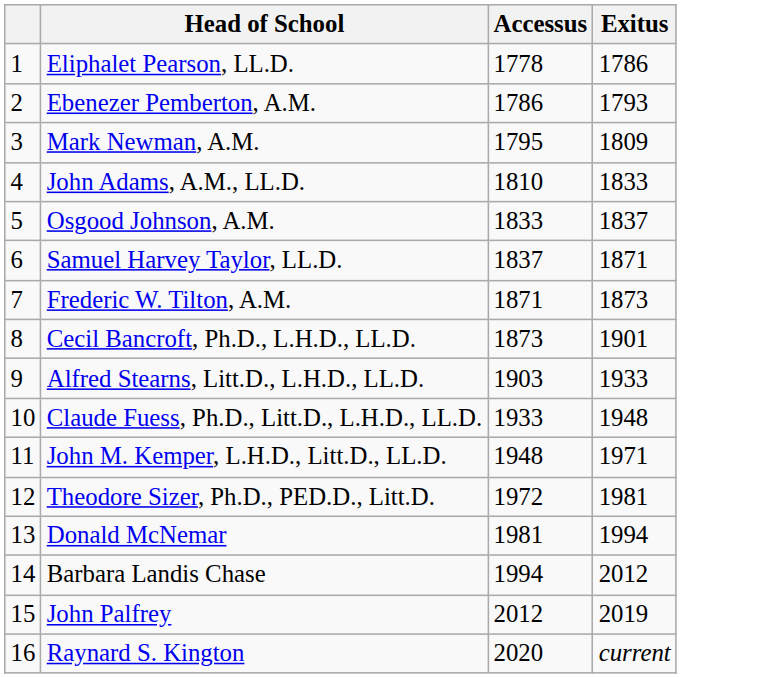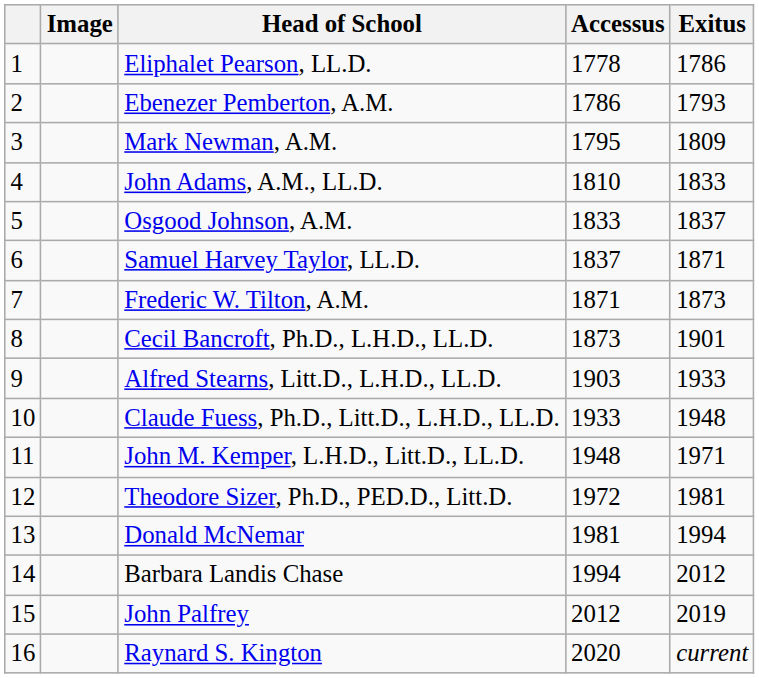+ column: (80, 24)
